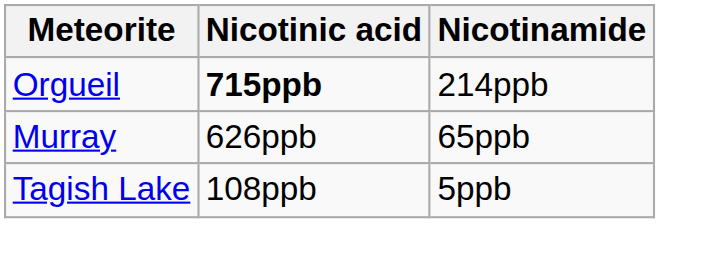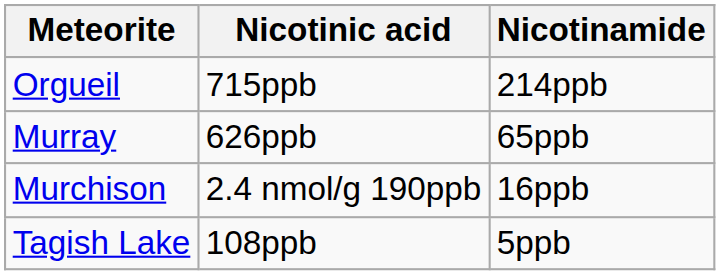(264, 83) bold -> (261, 83) normal
+ row: (89, 189)
